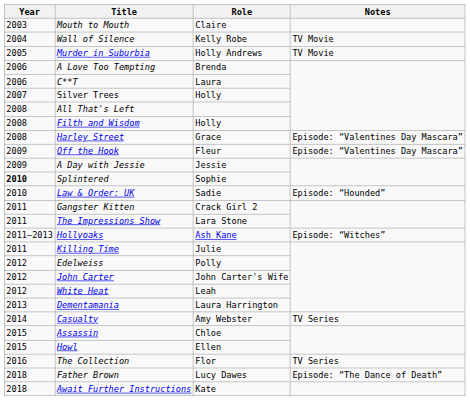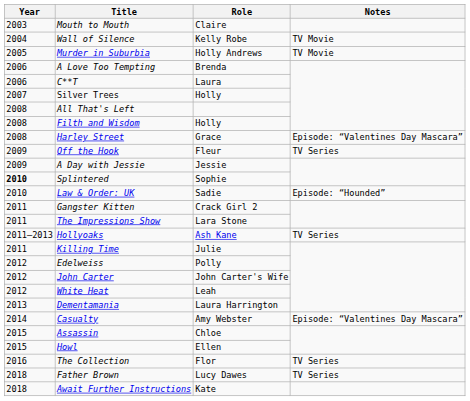(378, 151) Episode: “Valentines Day Mascara” -> (316, 151) TV Series
(339, 235) Episode: “Witches” -> (316, 235) TV Series
(316, 319) TV Series -> (378, 319) Episode: “Valentines Day Mascara”
(367, 375) Episode: “The Dance of Death” -> (316, 375) TV Series
